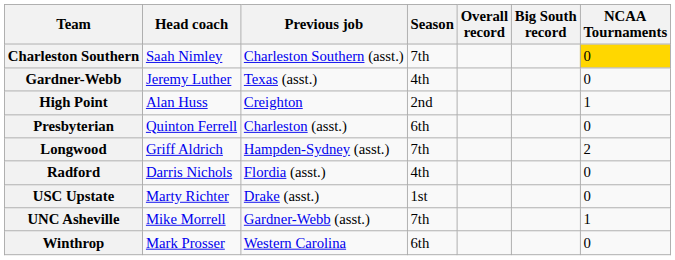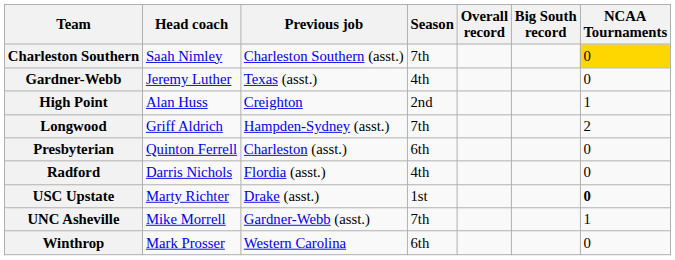rows swapped: (73, 149) <-> (73, 126)
(587, 196) normal -> (587, 196) bold
